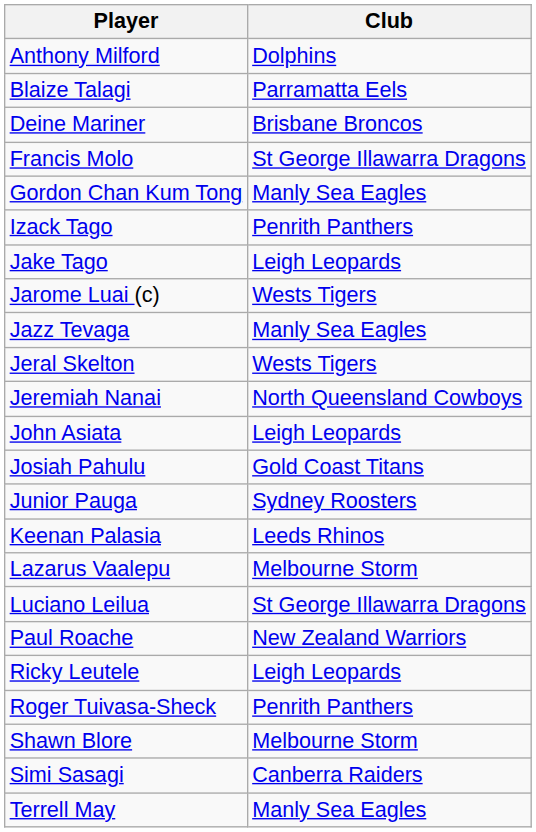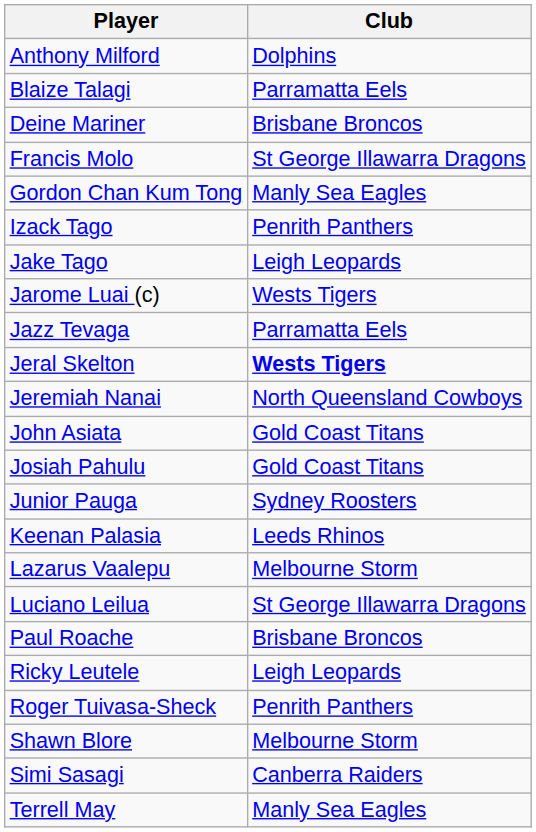(339, 329) Manly Sea Eagles -> (330, 329) Parramatta Eels
(314, 364) normal -> (319, 364) bold
(327, 432) Leigh Leopards -> (338, 432) Gold Coast Titans
(359, 638) New Zealand Warriors -> (337, 638) Brisbane Broncos
